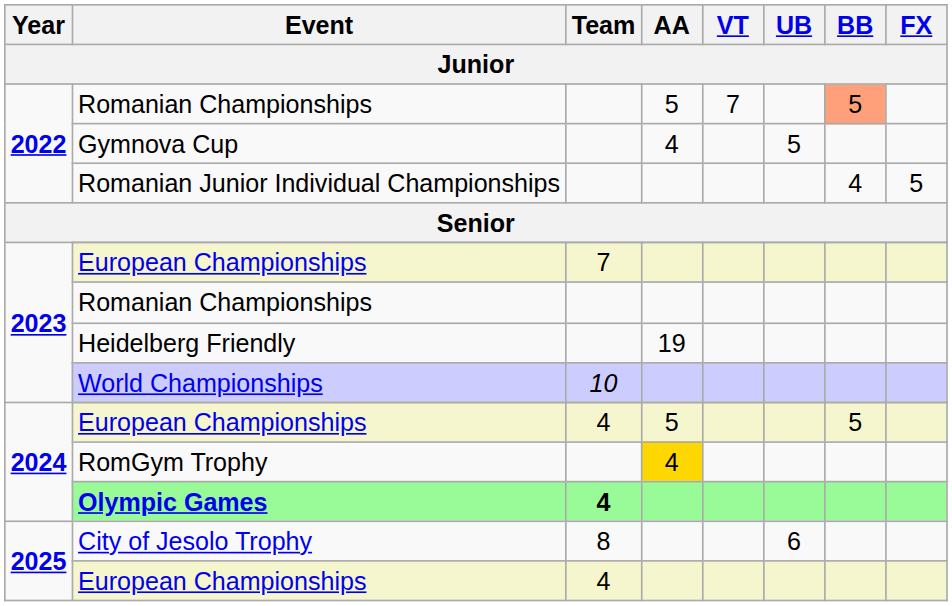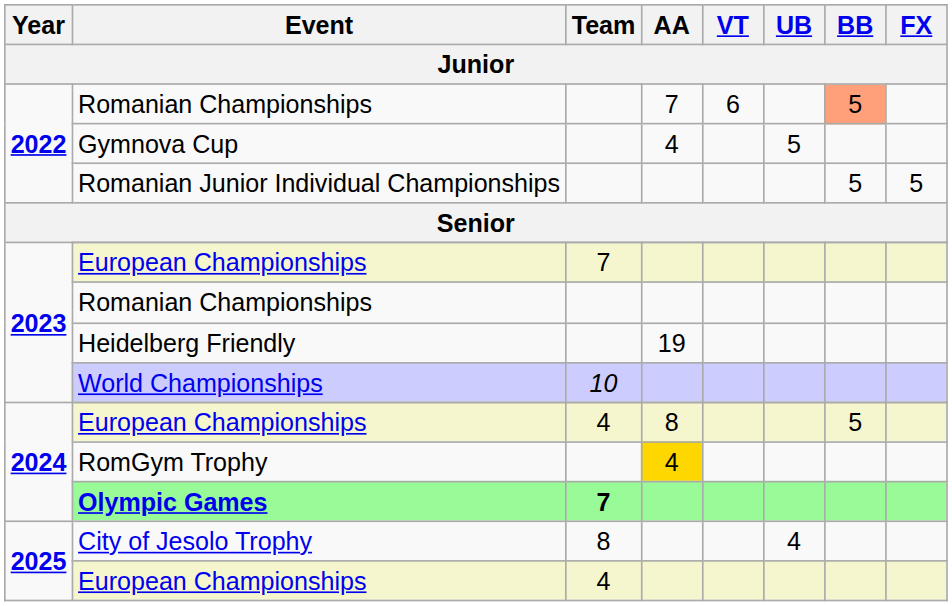(672, 104) 5 -> (672, 104) 7
(733, 104) 7 -> (733, 104) 6
(855, 184) 4 -> (855, 184) 5
(672, 422) 5 -> (672, 422) 8
(604, 501) 4 -> (604, 501) 7
(794, 541) 6 -> (794, 541) 4
